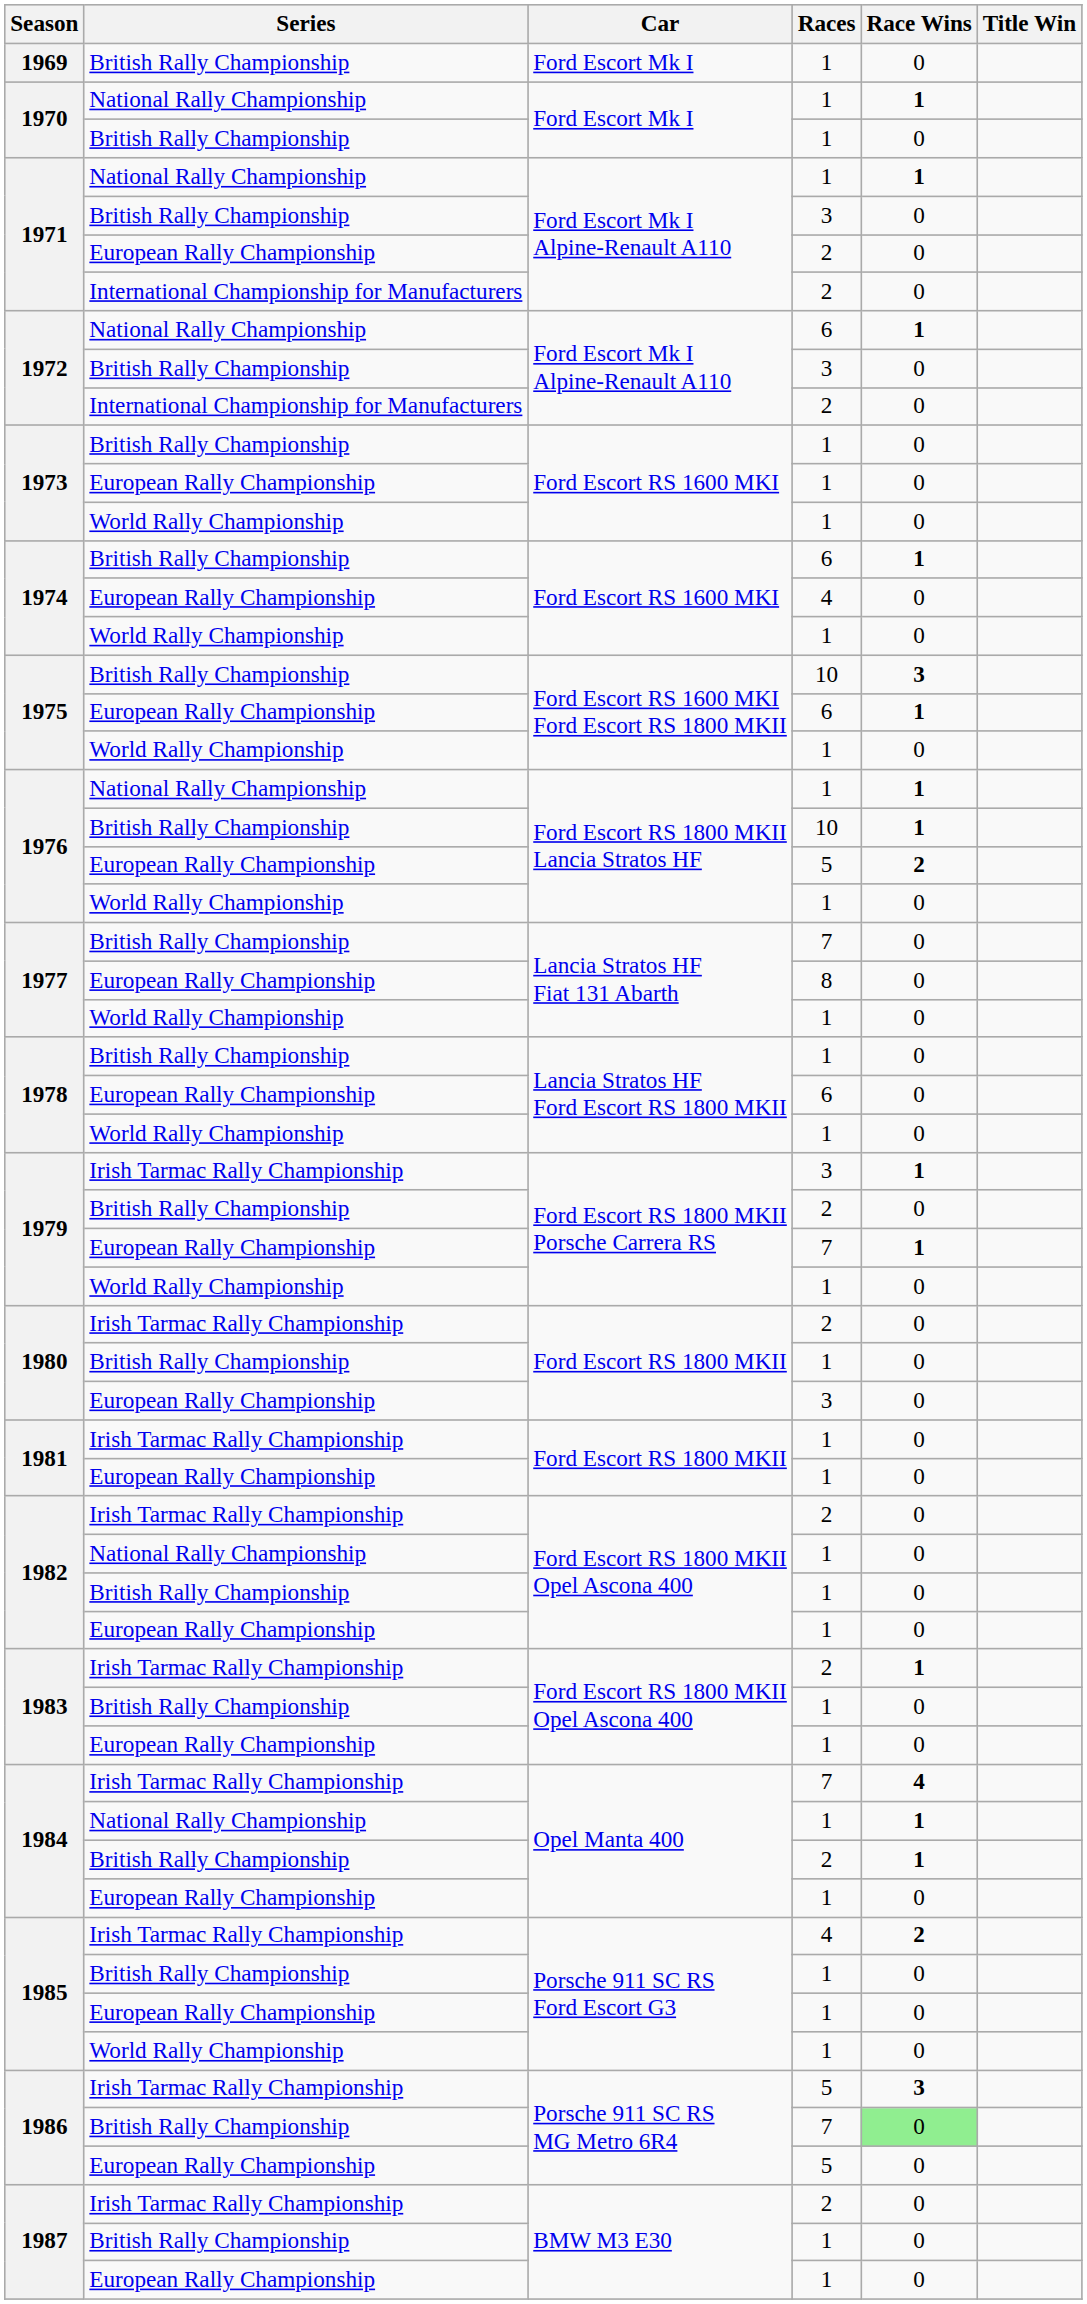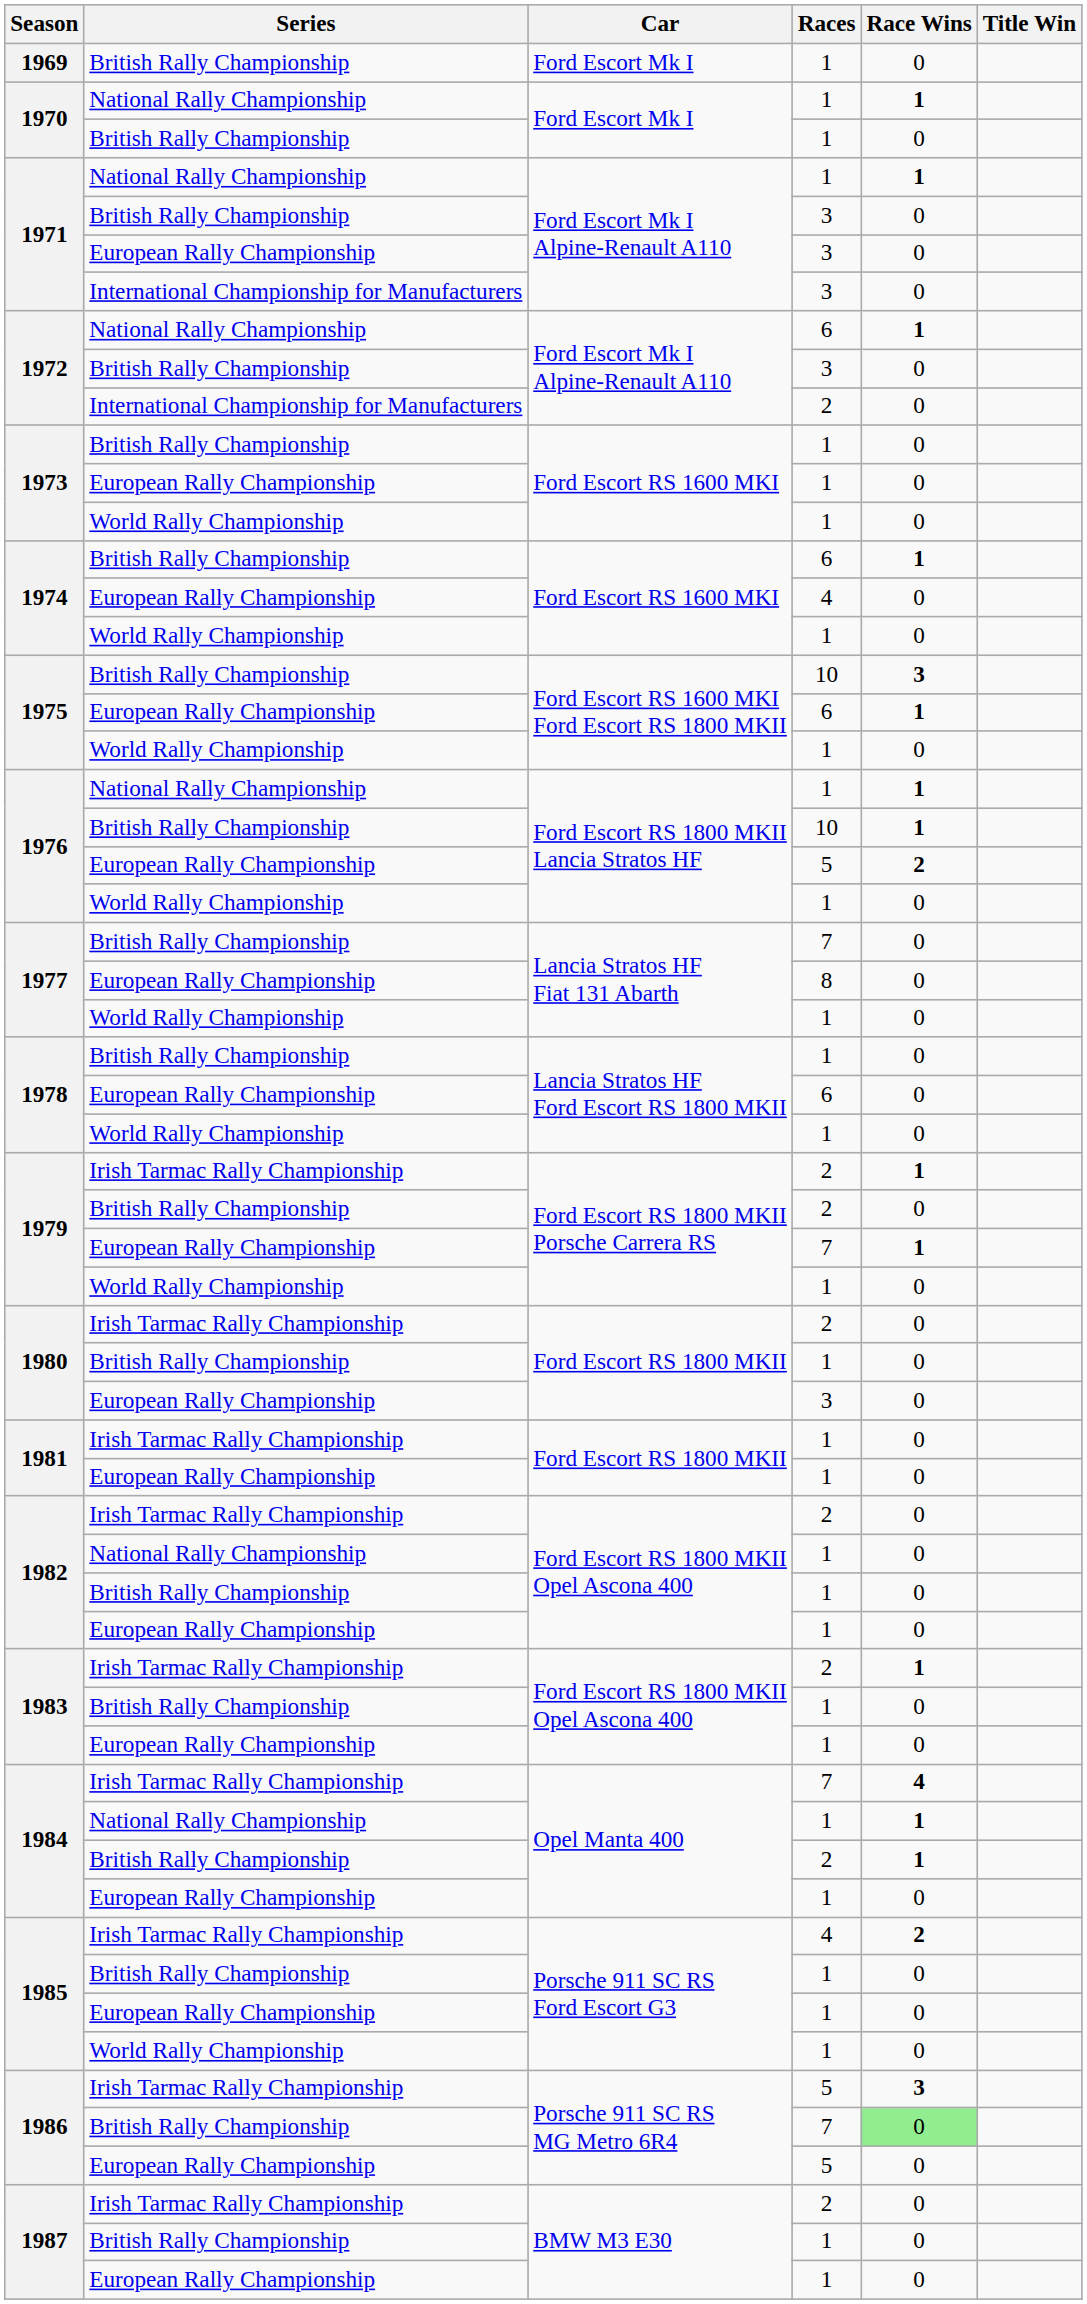(827, 253) 2 -> (827, 253) 3
(827, 291) 2 -> (827, 291) 3
(827, 1171) 3 -> (827, 1171) 2
